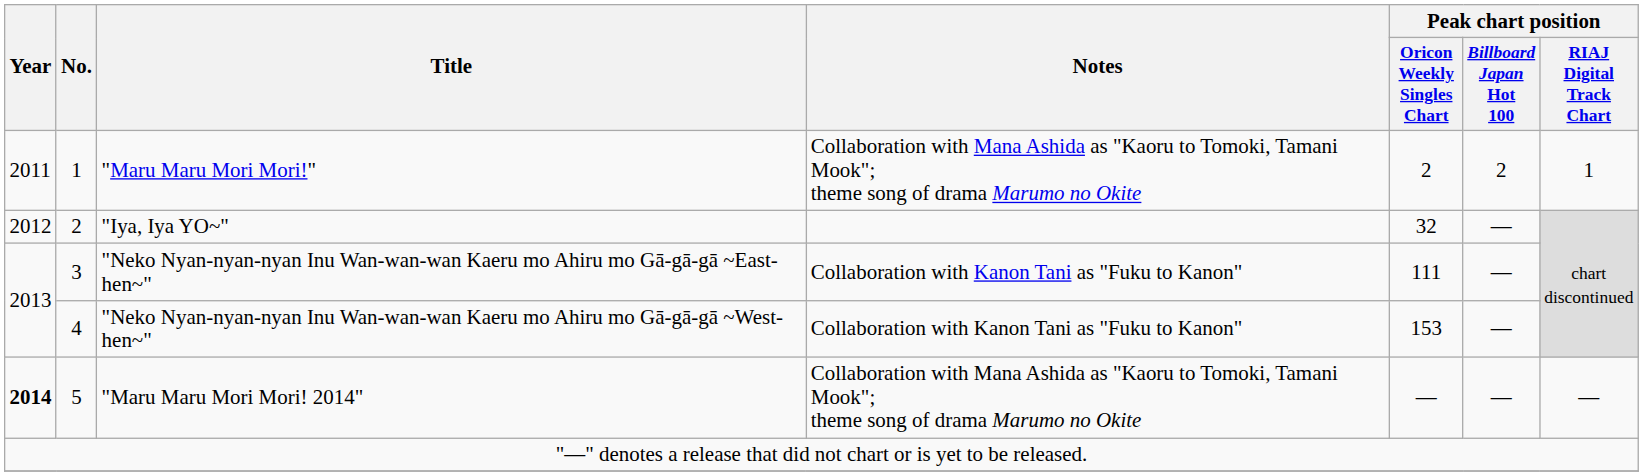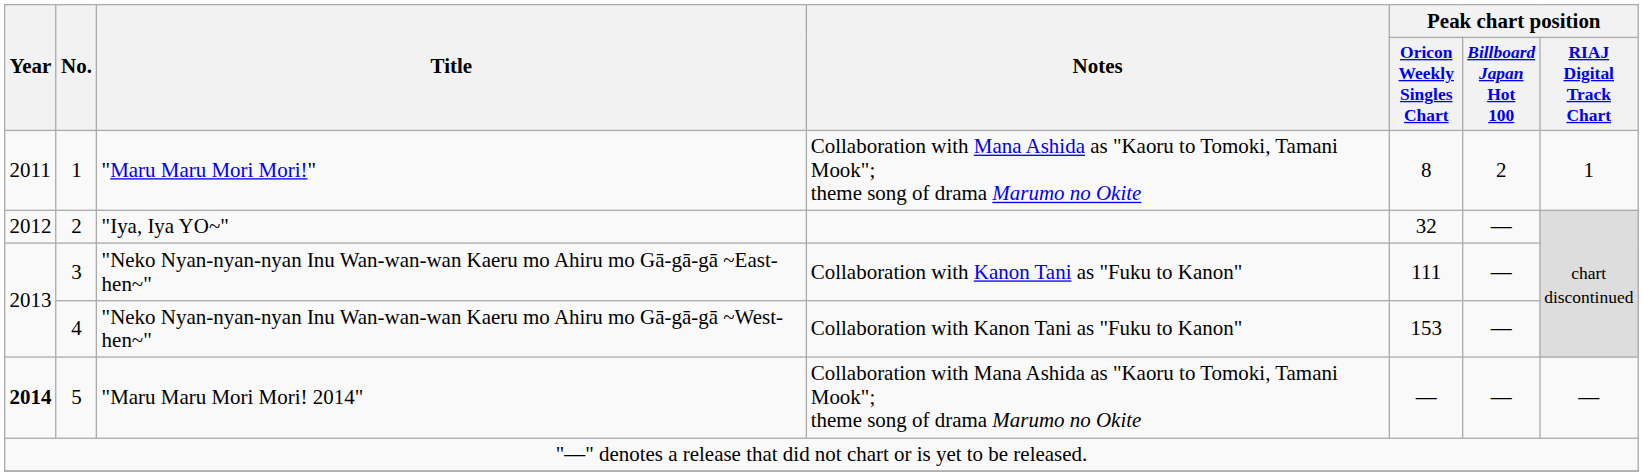(1426, 170) 2 -> (1426, 170) 8
